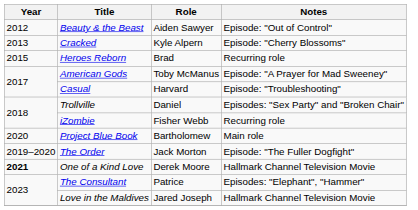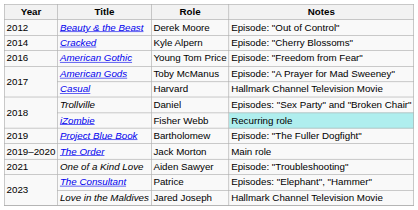(183, 27) Aiden Sawyer -> (182, 27) Derek Moore
(17, 43) 2013 -> (17, 43) 2014
- row: (93, 58)
+ row: (96, 58)
(282, 89) Episode: "Troubleshooting" -> (307, 89) Hallmark Channel Television Movie
(254, 120) no background -> (262, 120) paleturquoise background
(17, 136) 2020 -> (17, 136) 2019
(244, 136) Main role -> (296, 136) Episode: "The Fuller Dogfight"
(289, 151) Episode: "The Fuller Dogfight" -> (251, 151) Main role
(17, 167) bold -> (17, 167) normal
(182, 167) Derek Moore -> (183, 167) Aiden Sawyer
(299, 167) Hallmark Channel Television Movie -> (290, 167) Episode: "Troubleshooting"
